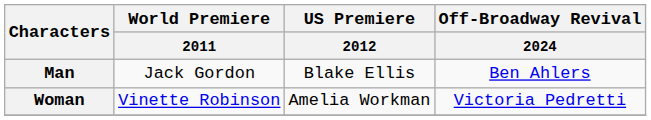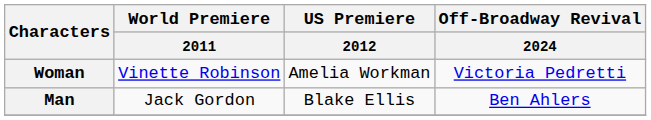rows swapped: (59, 74) <-> (59, 101)
